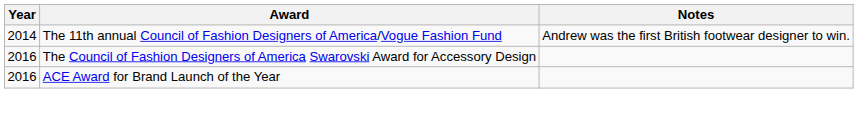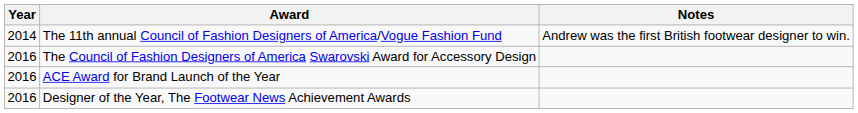+ row: (227, 98)
